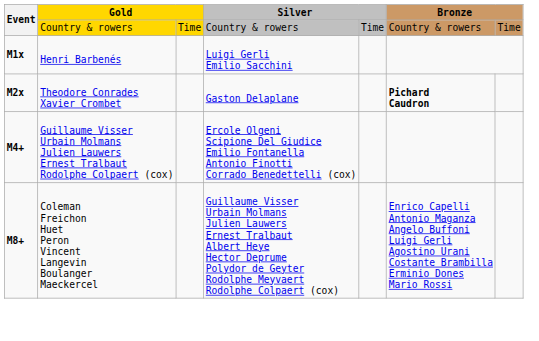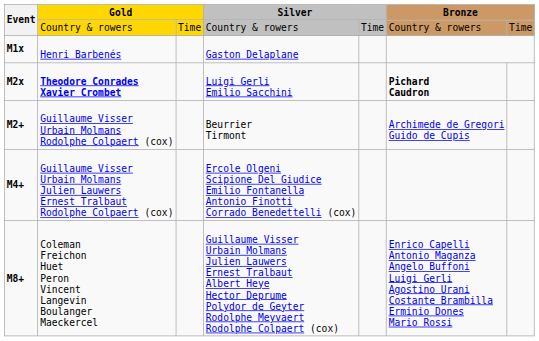(249, 60) Luigi Gerli Emilio Sacchini -> (252, 55) Gaston Delaplane
(89, 98) normal -> (89, 87) bold
(252, 98) Gaston Delaplane -> (249, 87) Luigi Gerli Emilio Sacchini
+ row: (15, 125)
